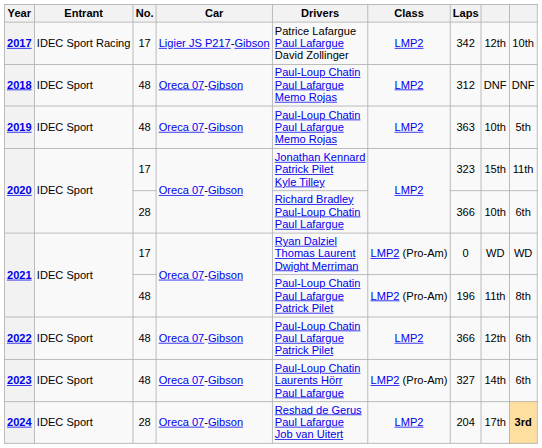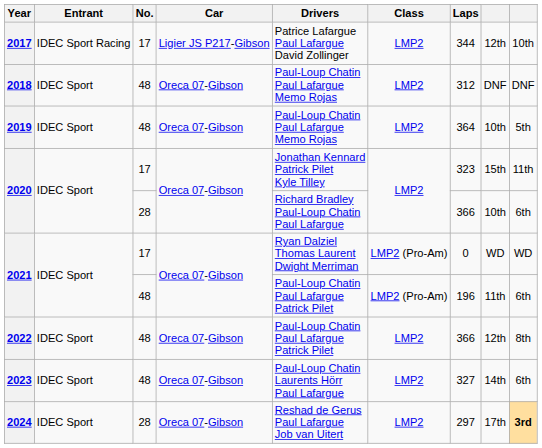(466, 43) 342 -> (466, 43) 344
(466, 128) 363 -> (466, 128) 364
(523, 296) 8th -> (523, 296) 6th
(523, 338) 6th -> (523, 338) 8th
(409, 381) LMP2 (Pro-Am) -> (409, 381) LMP2
(466, 423) 204 -> (466, 423) 297
